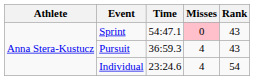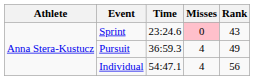(165, 31) 54:47.1 -> (165, 31) 23:24.6
(235, 49) 43 -> (235, 49) 49
(165, 67) 23:24.6 -> (165, 67) 54:47.1
(235, 67) 54 -> (235, 67) 56
